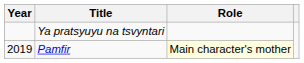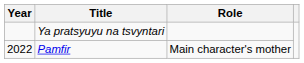(20, 49) 2019 -> (20, 49) 2022
(230, 49) lightyellow background -> (230, 49) no background
